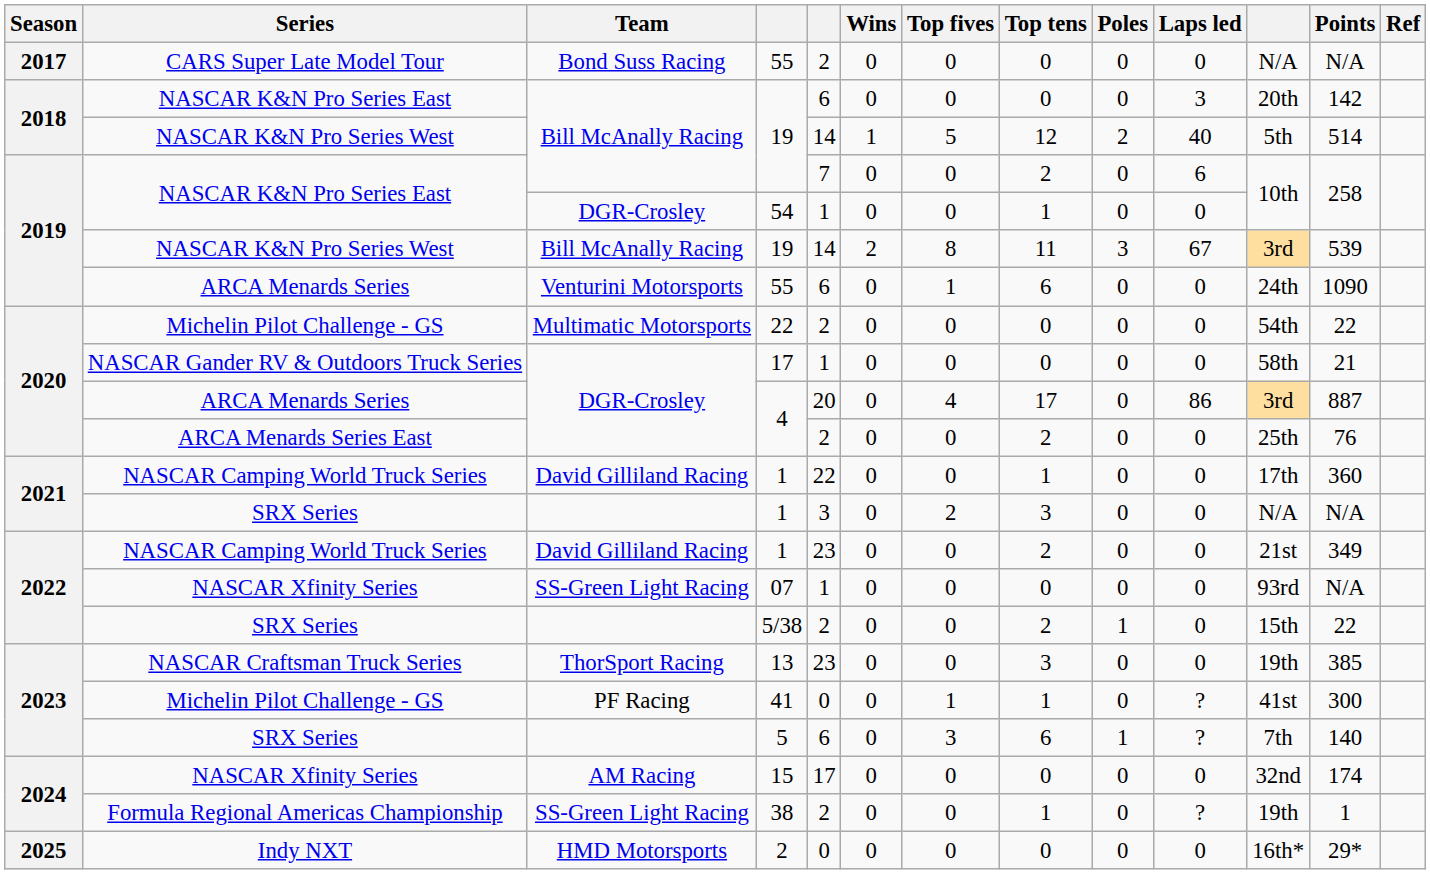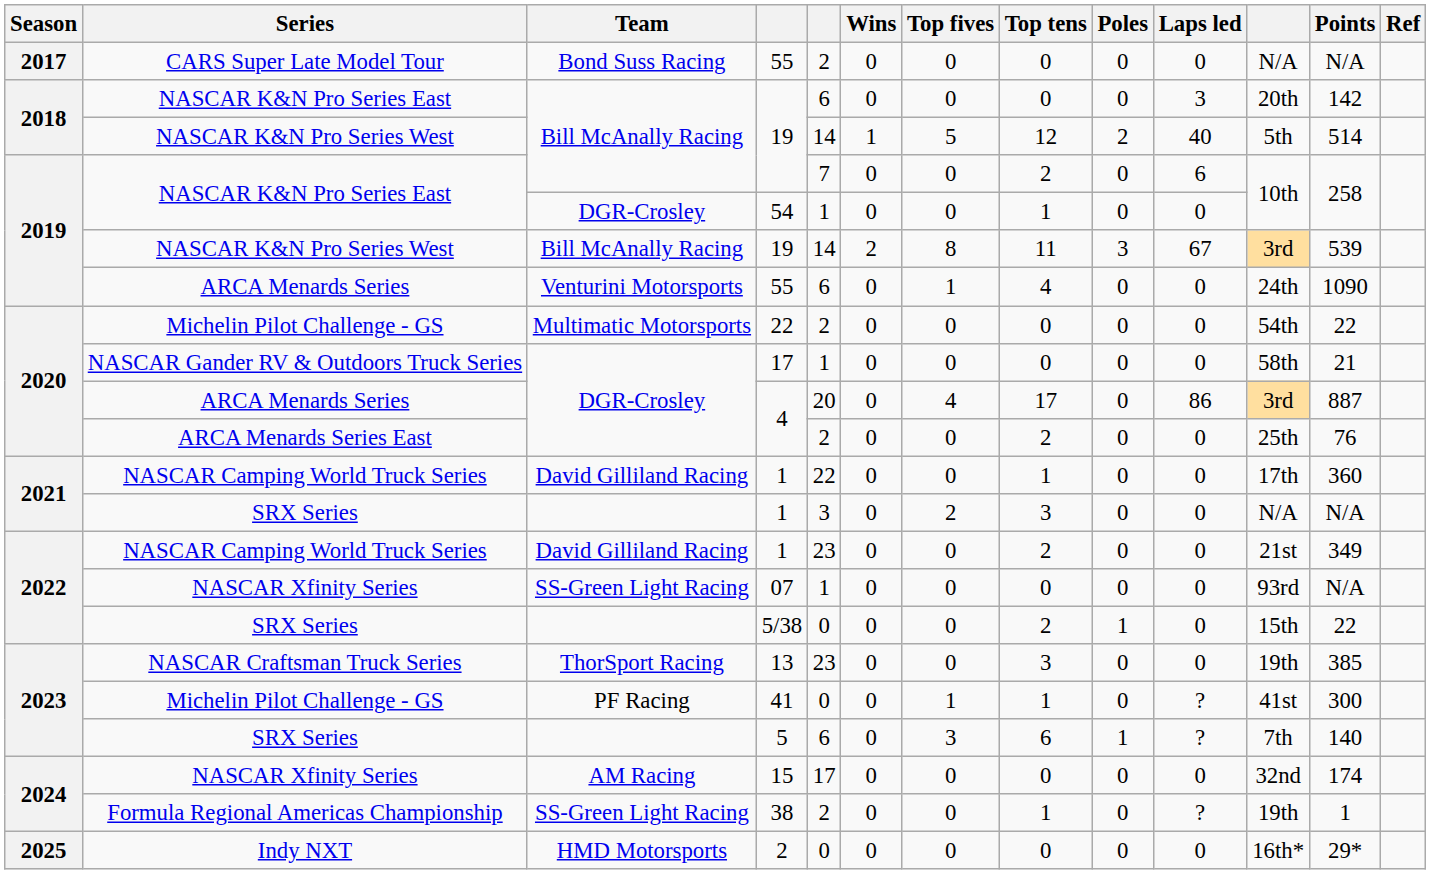(1046, 286) 6 -> (1046, 286) 4
(824, 624) 2 -> (824, 624) 0
